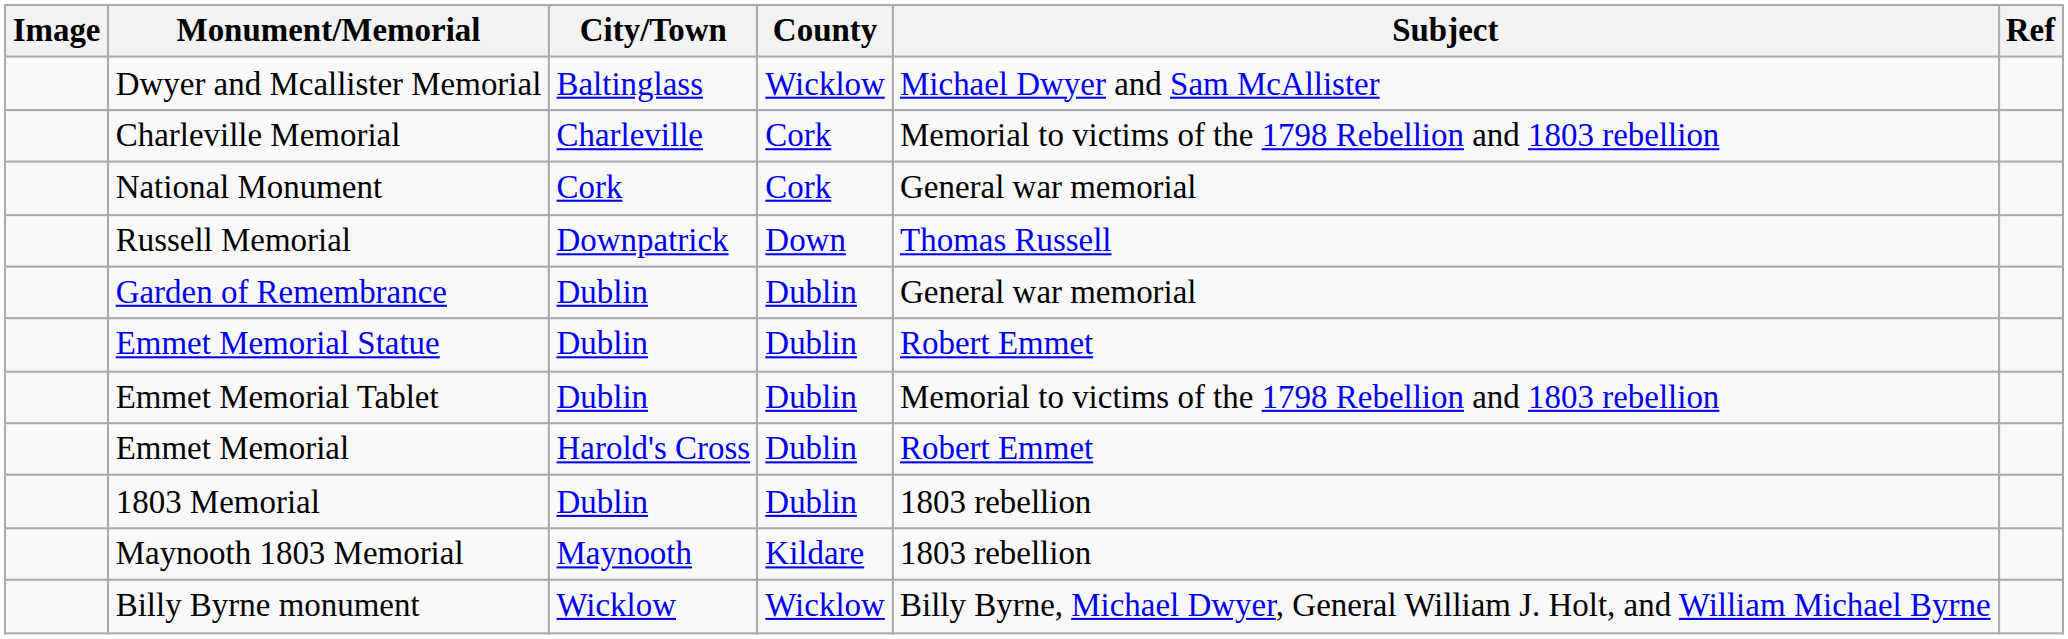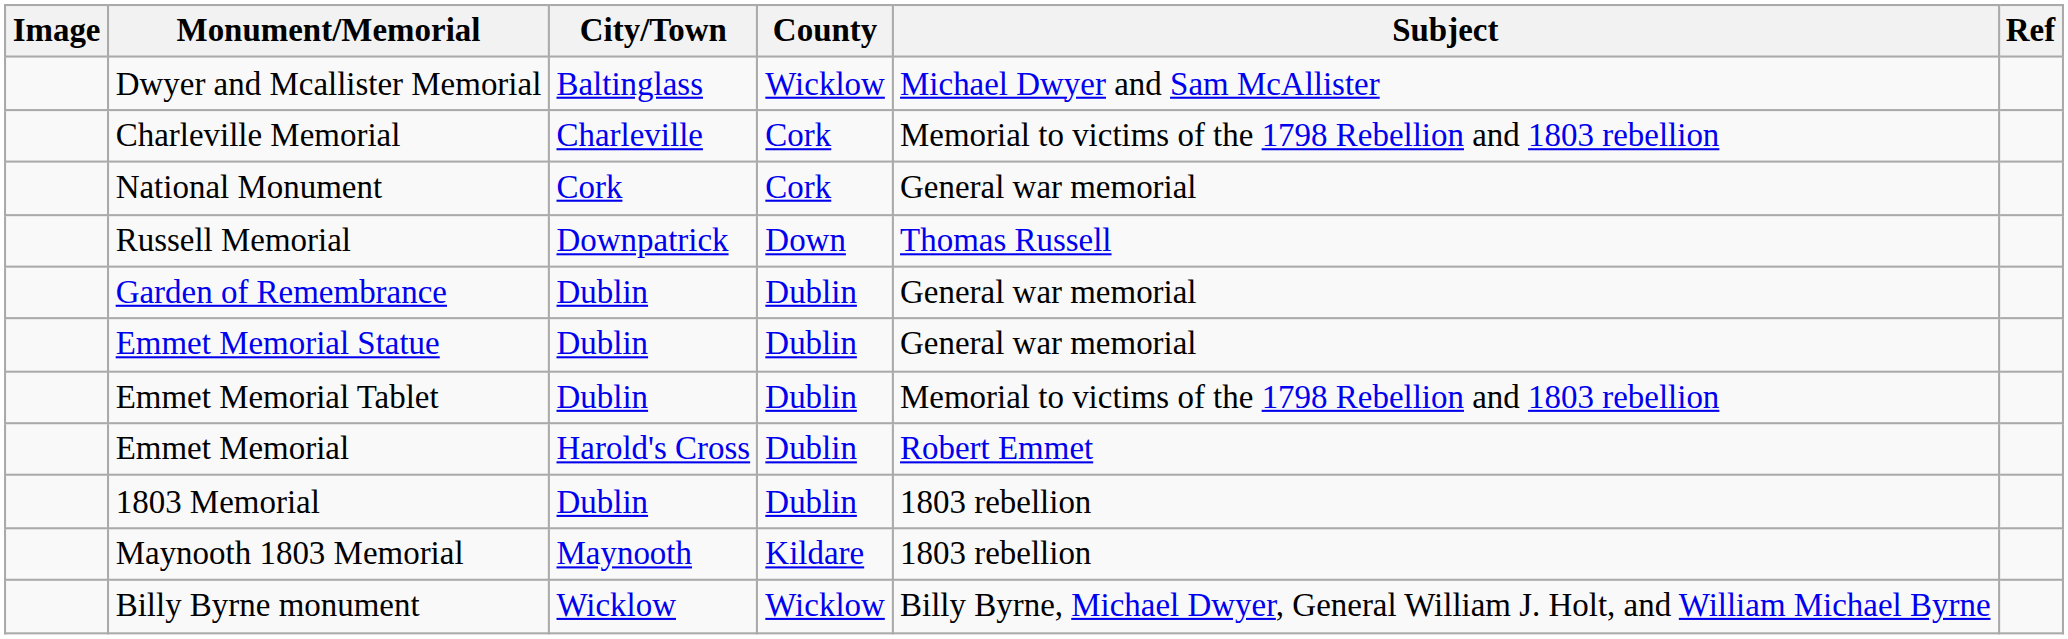(997, 344) Robert Emmet -> (1048, 344) General war memorial
